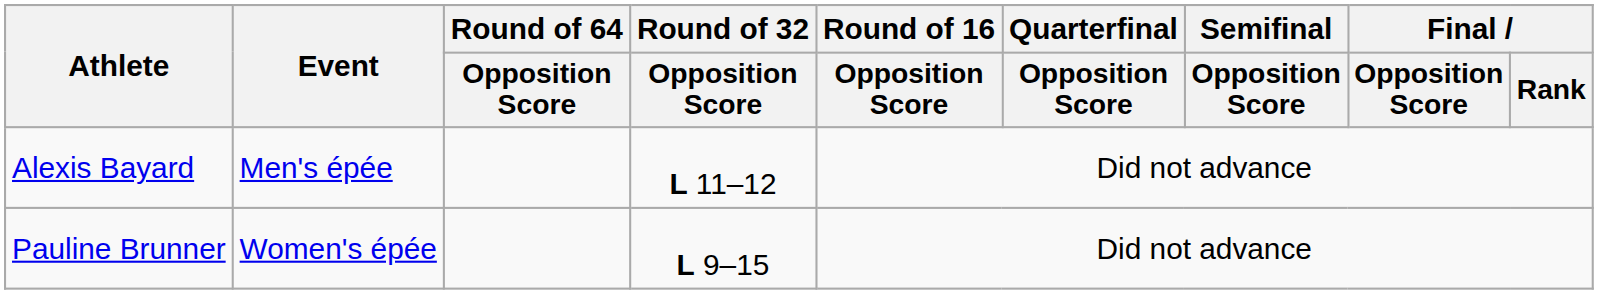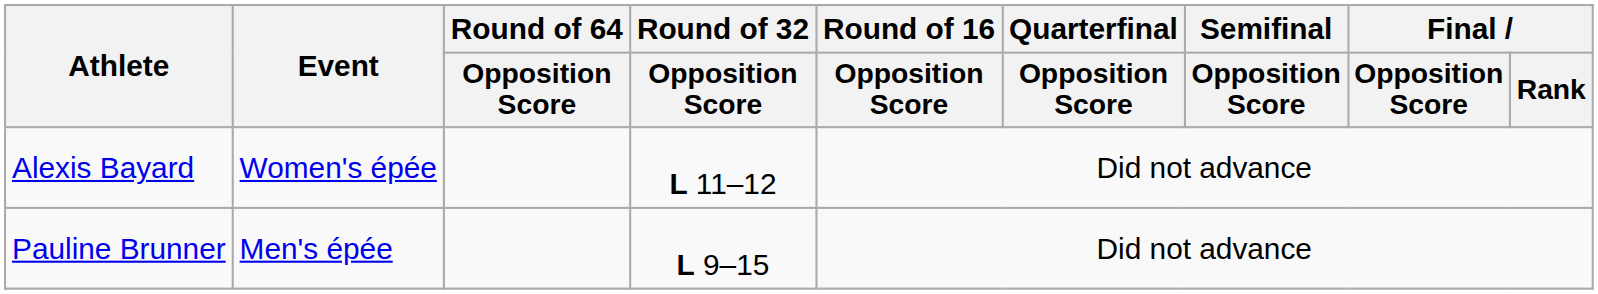(316, 168) Men's épée -> (338, 168) Women's épée
(338, 248) Women's épée -> (316, 248) Men's épée
